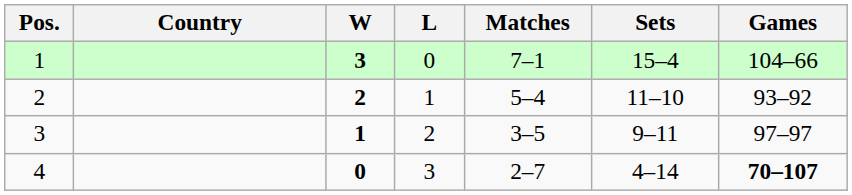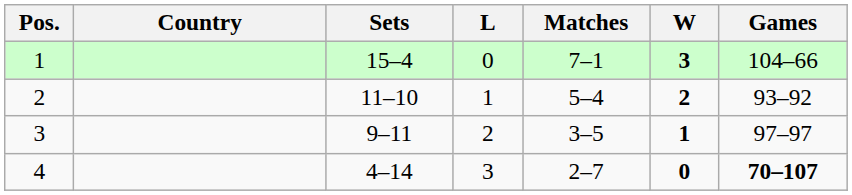columns swapped: (360, 23) <-> (655, 23)
